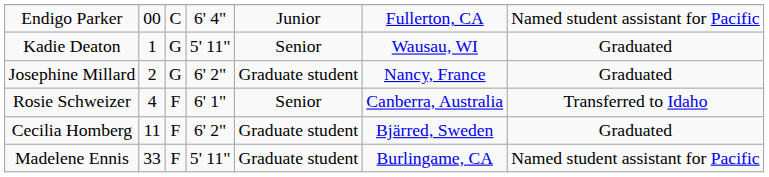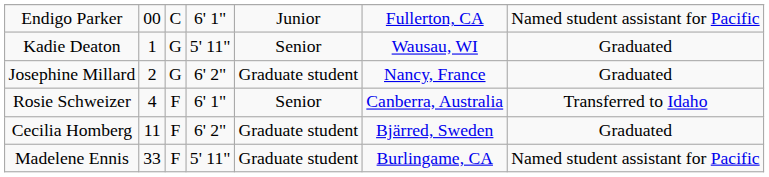(210, 18) 6' 4" -> (210, 18) 6' 1"
